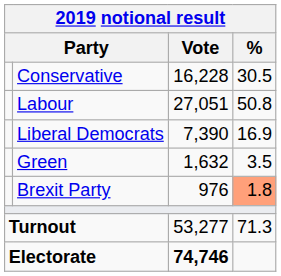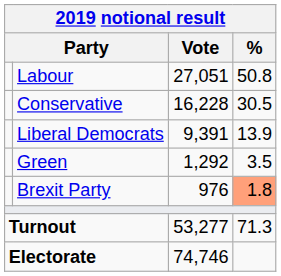rows swapped: (45, 104) <-> (70, 76)
(206, 133) 7,390 -> (206, 133) 9,391
(255, 133) 16.9 -> (255, 133) 13.9
(206, 162) 1,632 -> (206, 162) 1,292
(201, 256) bold -> (201, 256) normal
